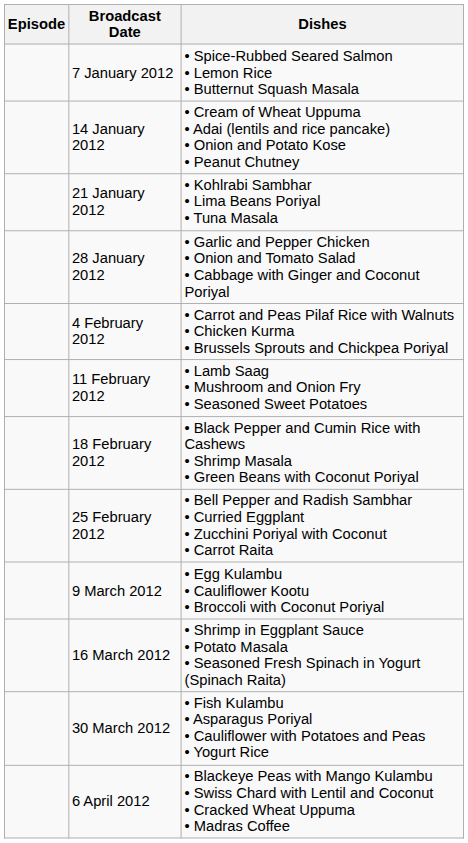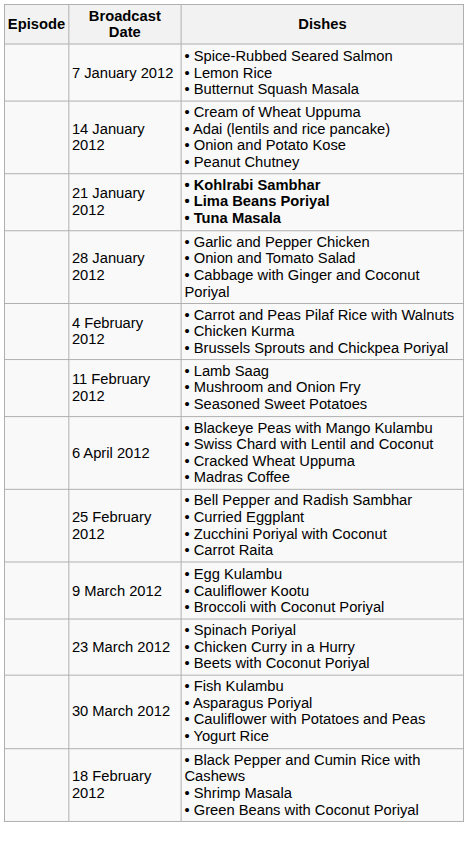(253, 202) normal -> (257, 202) bold
rows swapped: (112, 452) <-> (111, 801)
- row: (121, 655)
+ row: (121, 647)
